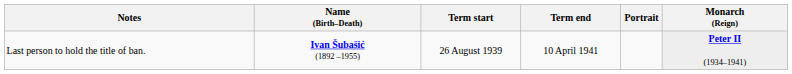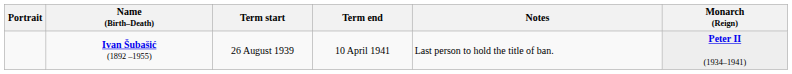columns swapped: (642, 17) <-> (129, 17)
